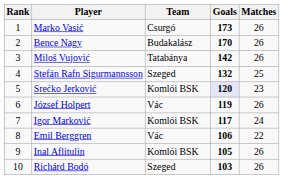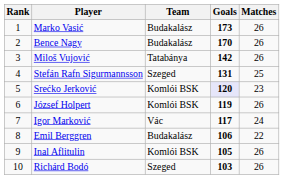(161, 27) Csurgó -> (170, 27) Budakalász
(225, 74) 132 -> (225, 74) 131
(155, 105) Vác -> (173, 105) Komlói BSK
(173, 120) Komlói BSK -> (155, 120) Vác
(155, 136) Vác -> (170, 136) Budakalász
